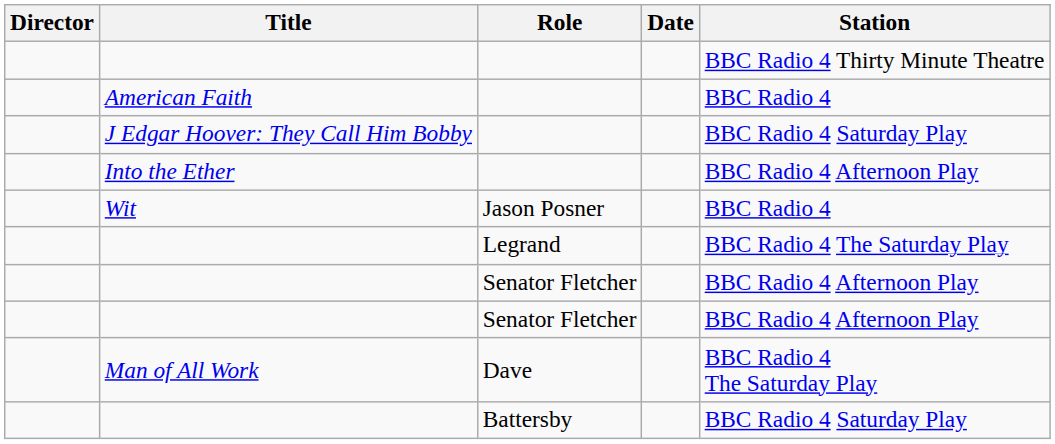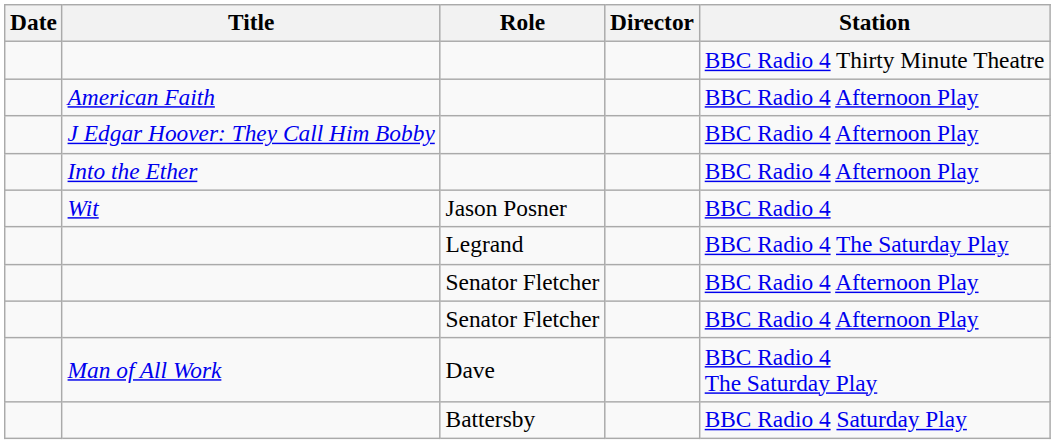columns swapped: (671, 23) <-> (52, 23)
(768, 97) BBC Radio 4 -> (842, 97) BBC Radio 4 Afternoon Play
(836, 134) BBC Radio 4 Saturday Play -> (842, 134) BBC Radio 4 Afternoon Play
